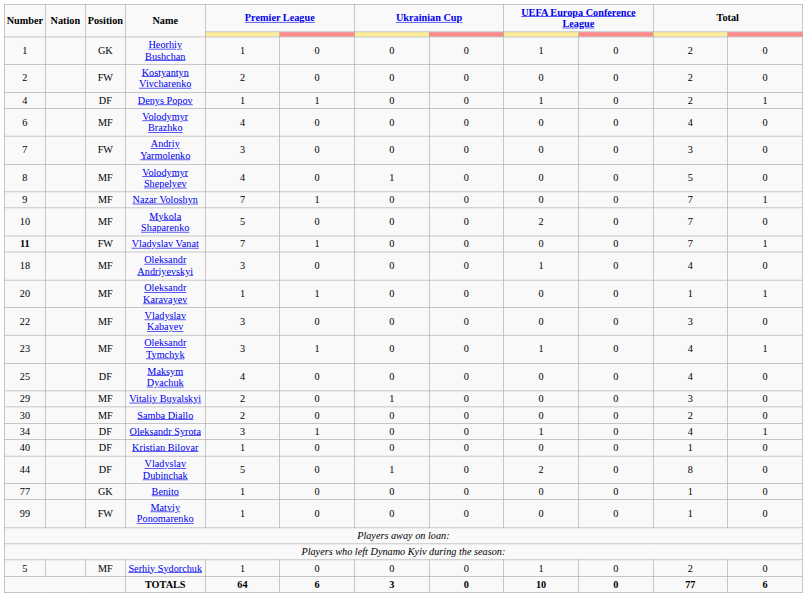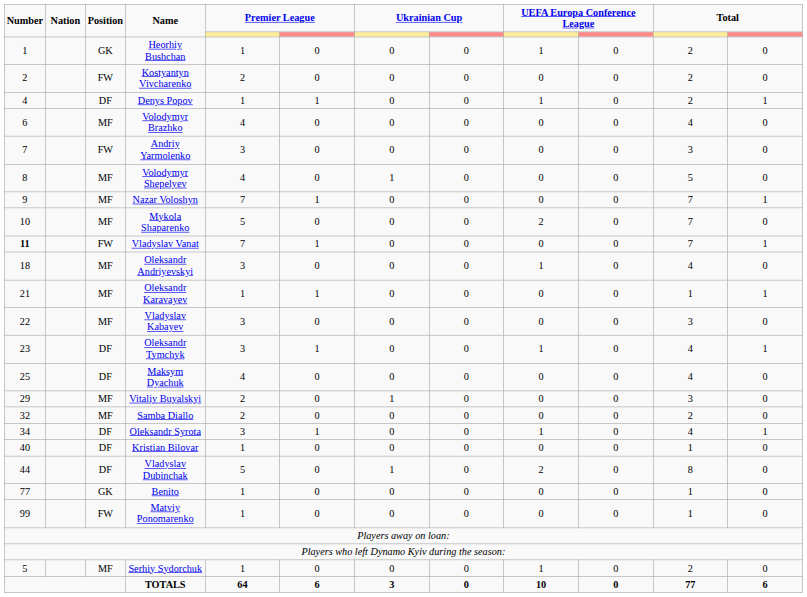(25, 293) 20 -> (25, 293) 21
(105, 349) MF -> (105, 349) DF
(25, 415) 30 -> (25, 415) 32
